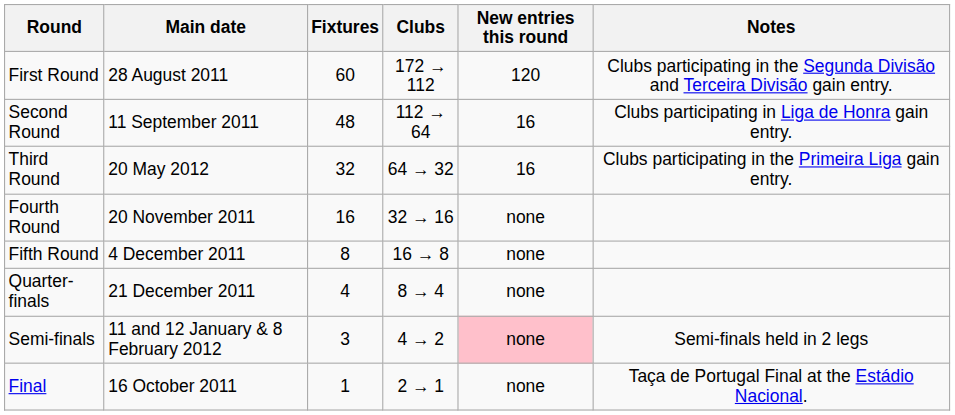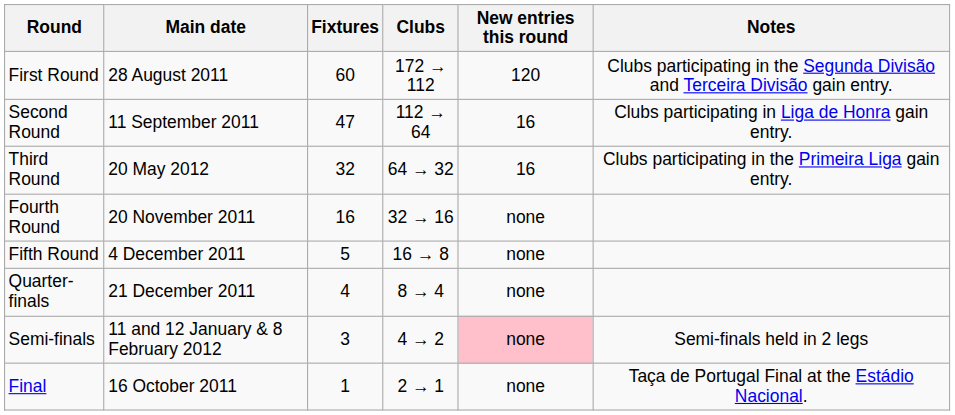(345, 122) 48 -> (345, 122) 47
(345, 254) 8 -> (345, 254) 5
